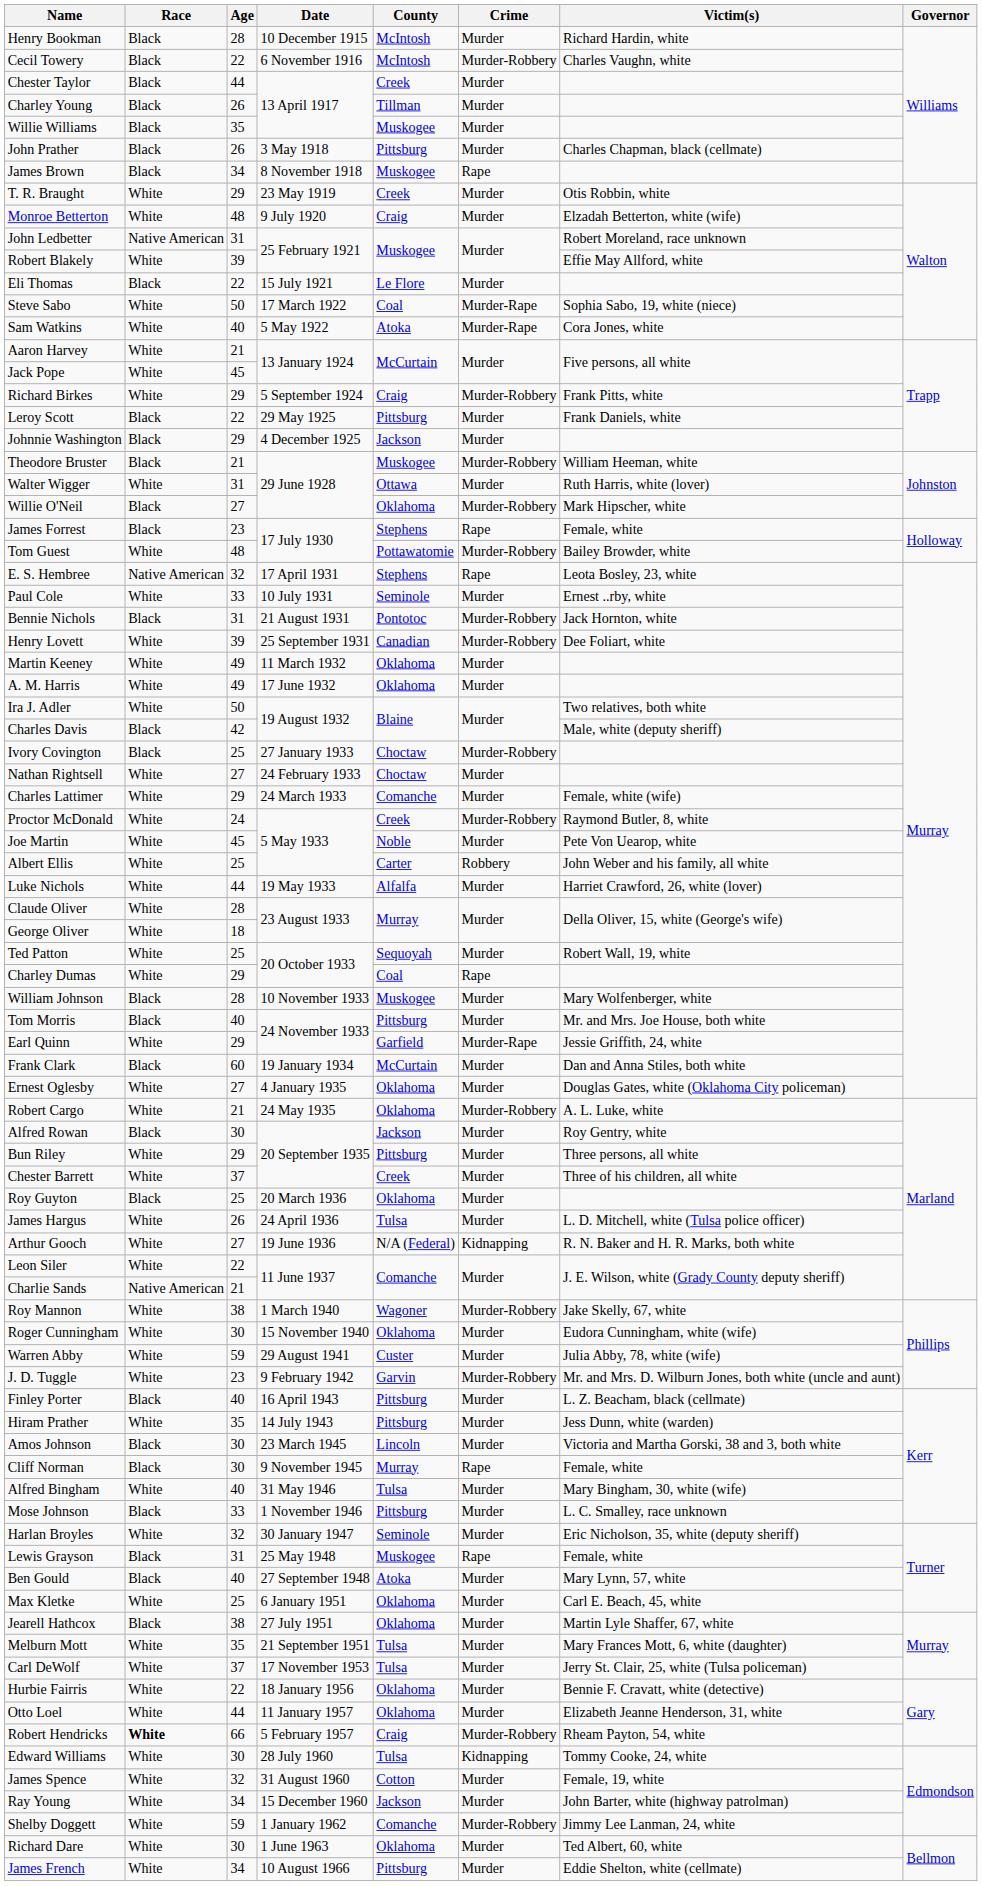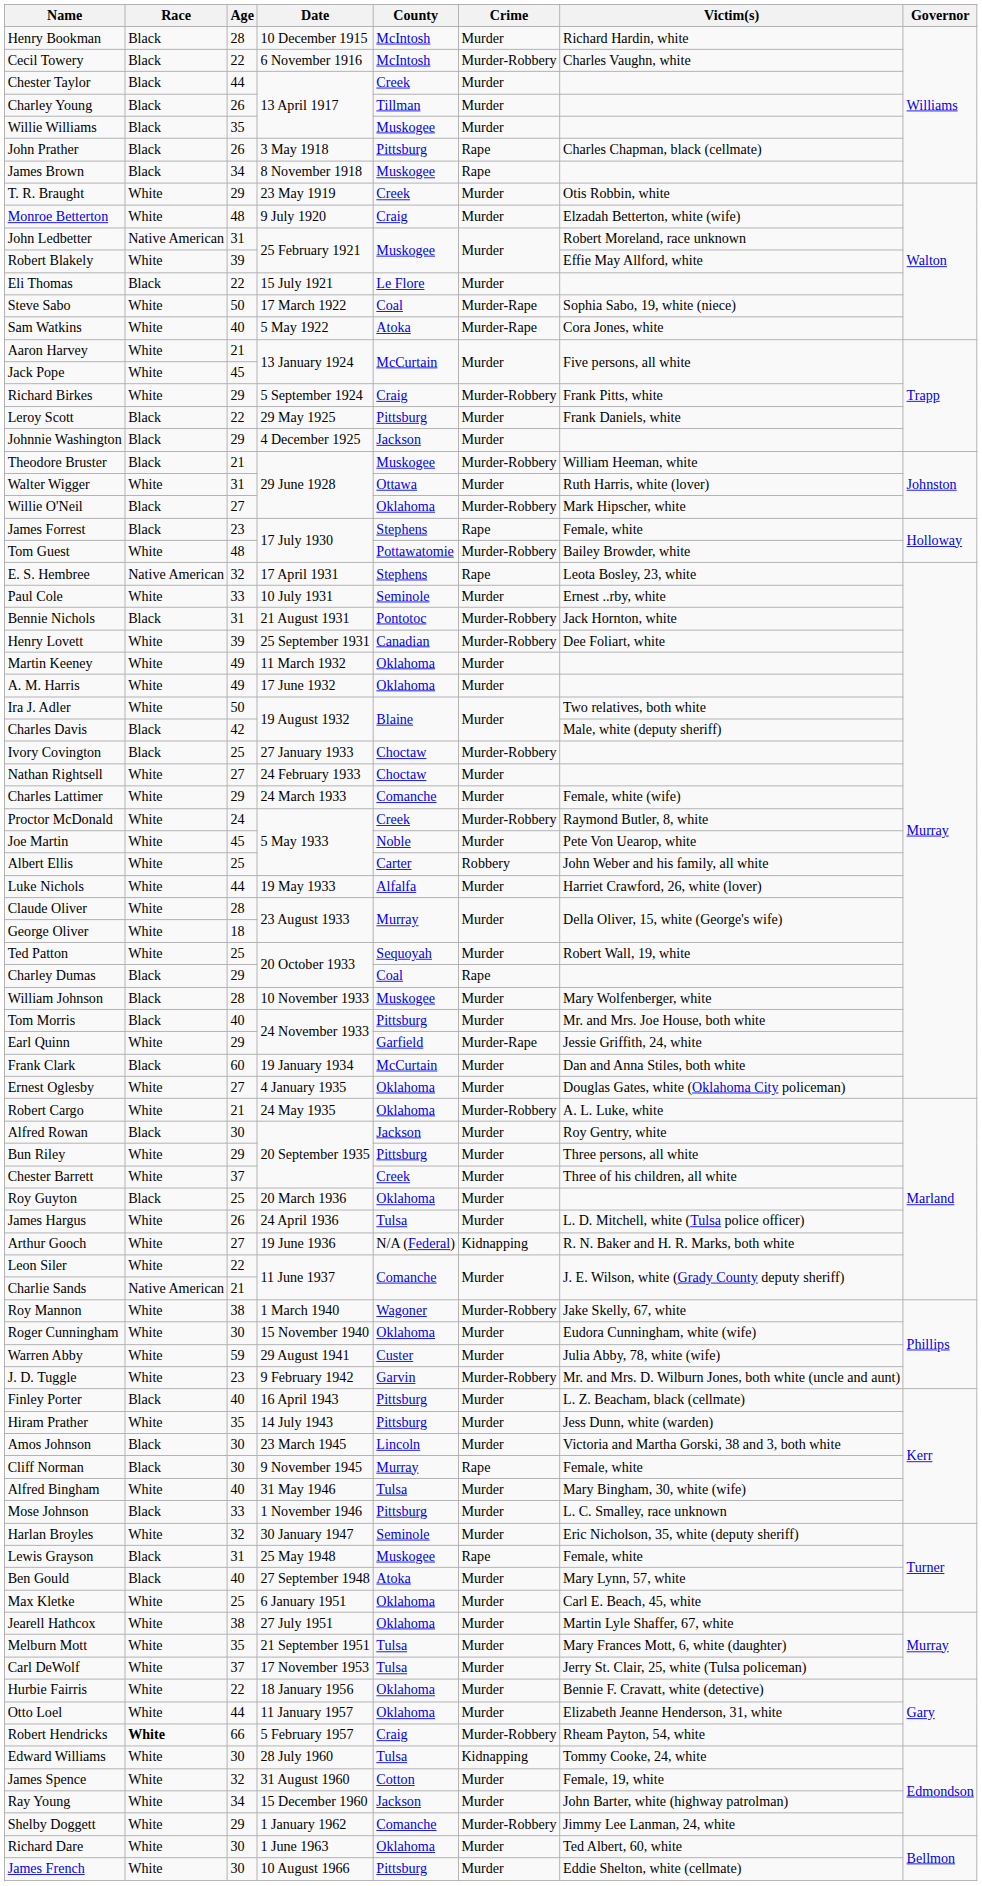(483, 149) Murder -> (476, 149) Rape
(145, 975) White -> (145, 975) Black
(145, 1623) Black -> (145, 1623) White
(237, 1824) 59 -> (237, 1824) 29
(237, 1869) 34 -> (237, 1869) 30
